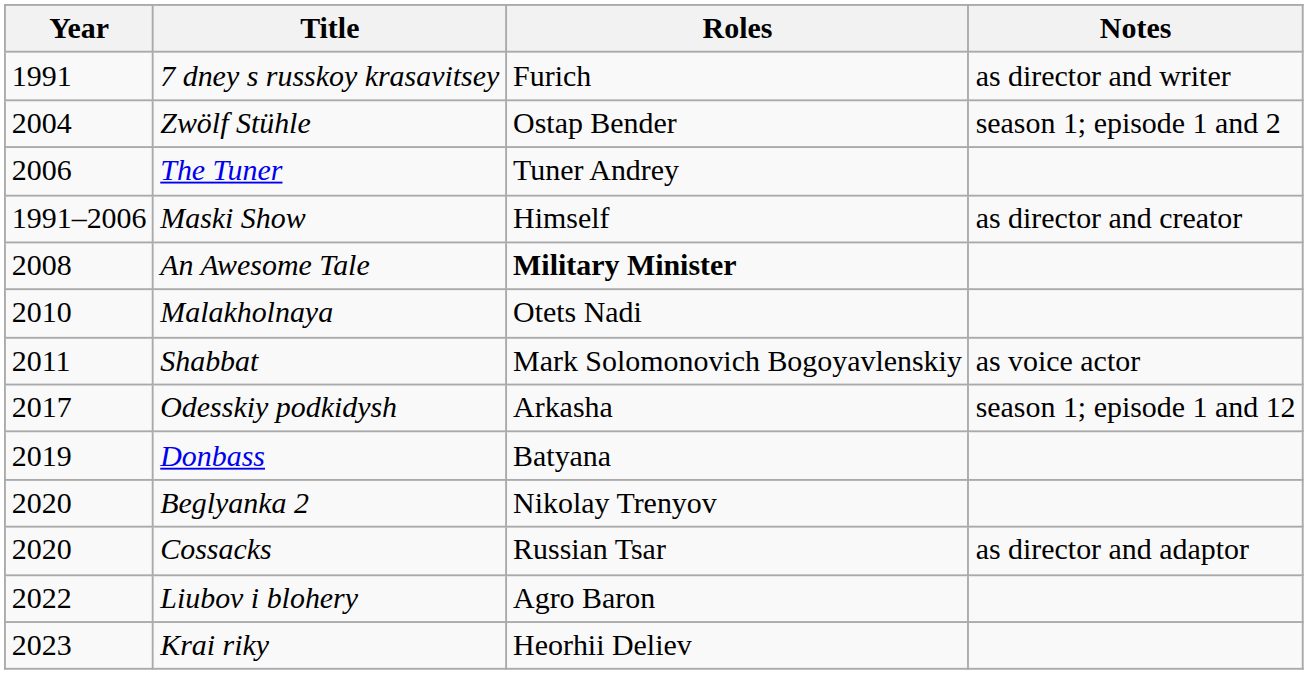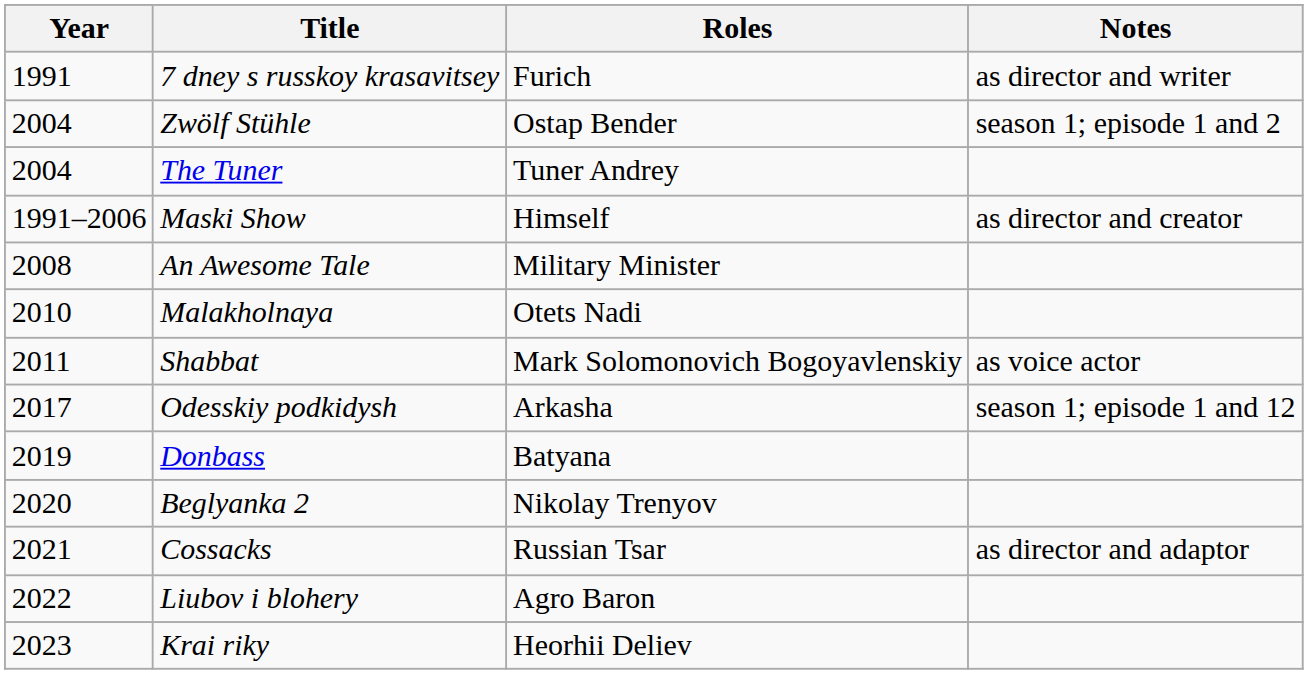(42, 170) 2006 -> (42, 170) 2004
(625, 265) bold -> (617, 265) normal
(42, 550) 2020 -> (42, 550) 2021
